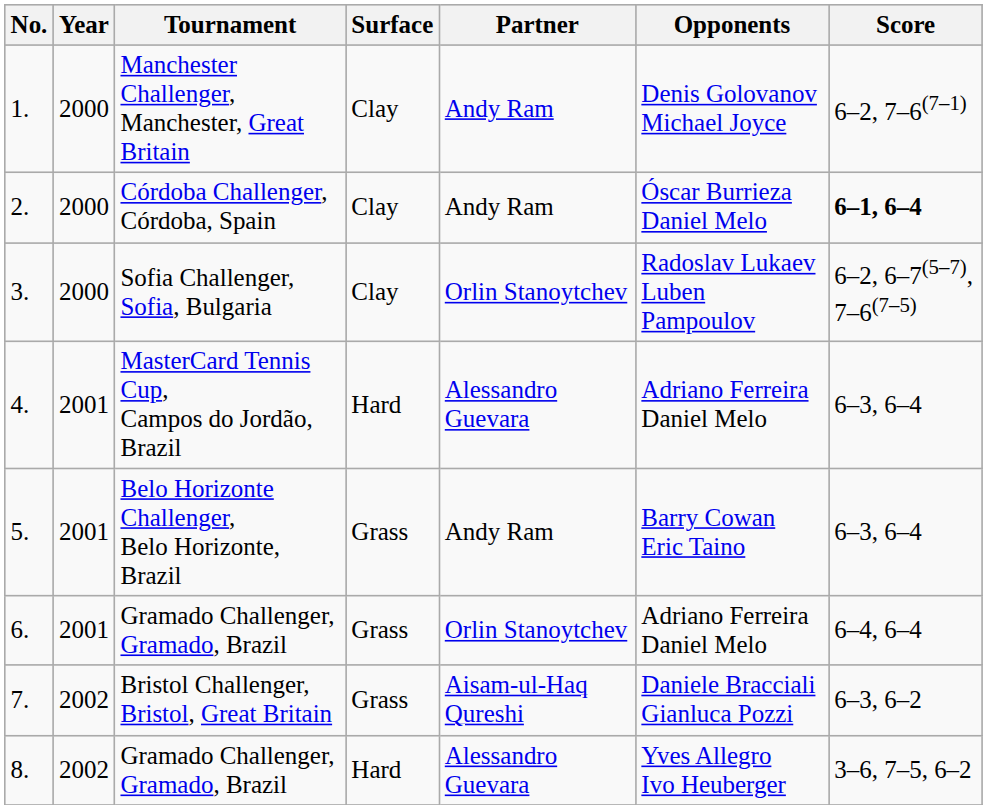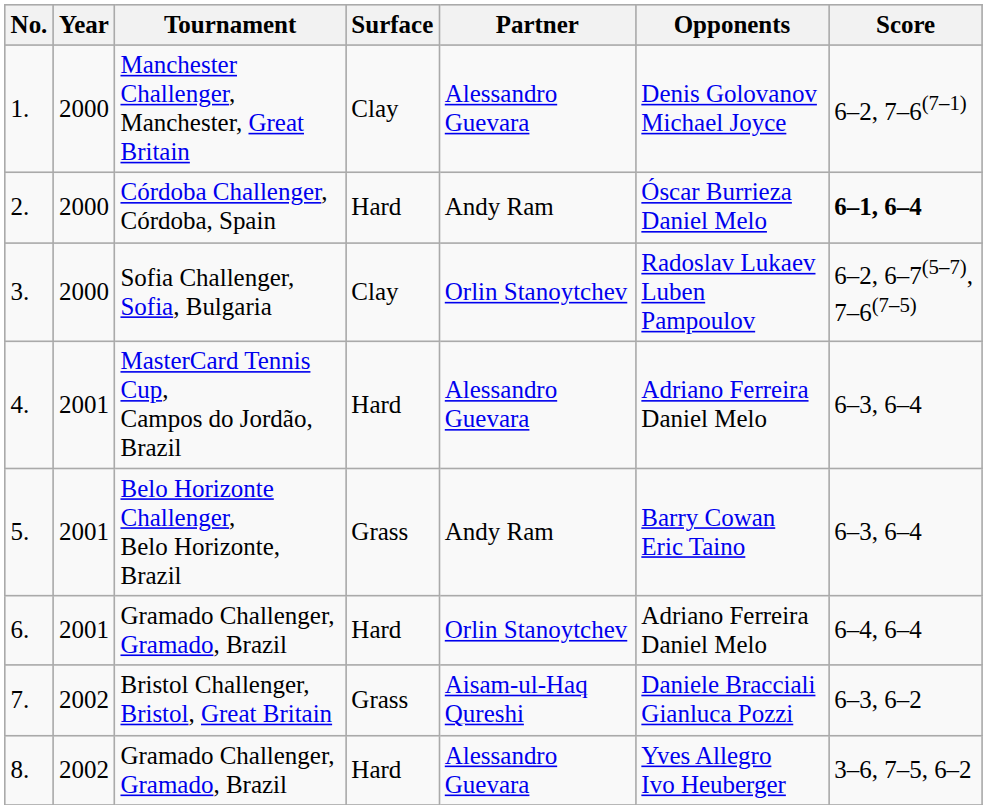(499, 108) Andy Ram -> (501, 108) Alessandro Guevara
(375, 206) Clay -> (376, 206) Hard
(380, 629) Grass -> (376, 629) Hard
